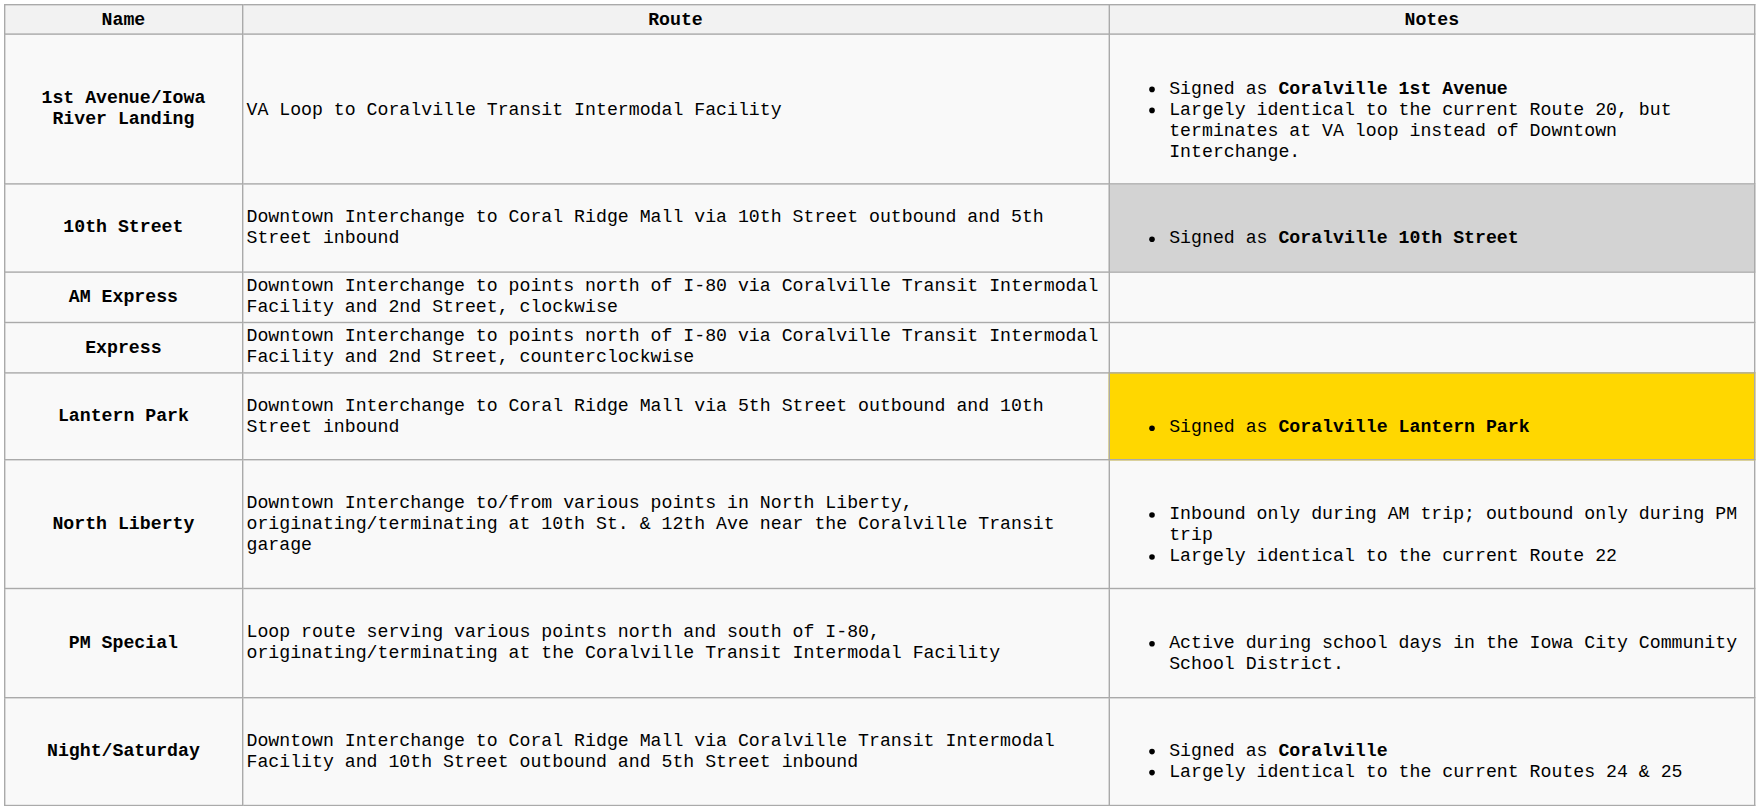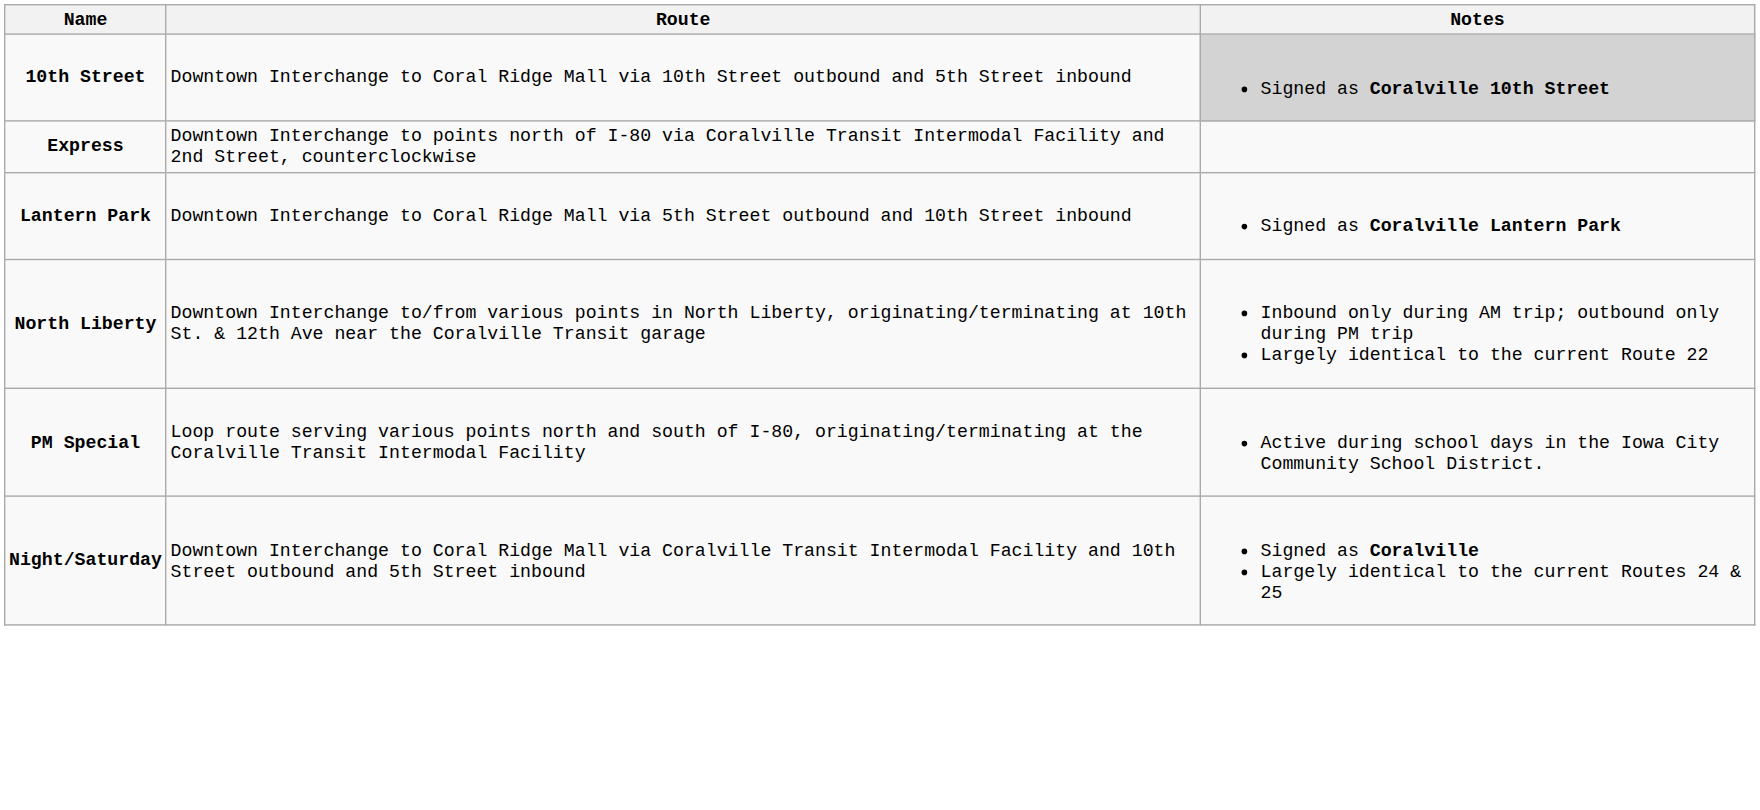- row: (123, 109)
- row: (123, 297)
(1432, 427) gold background -> (1477, 226) no background
